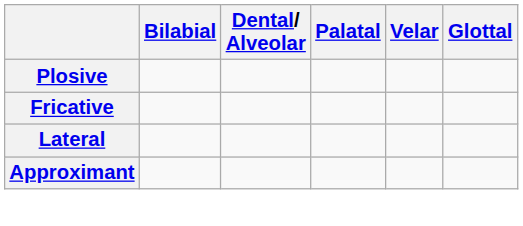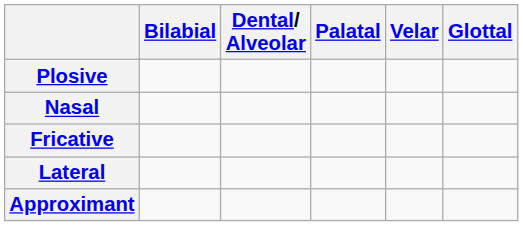+ row: (72, 107)
